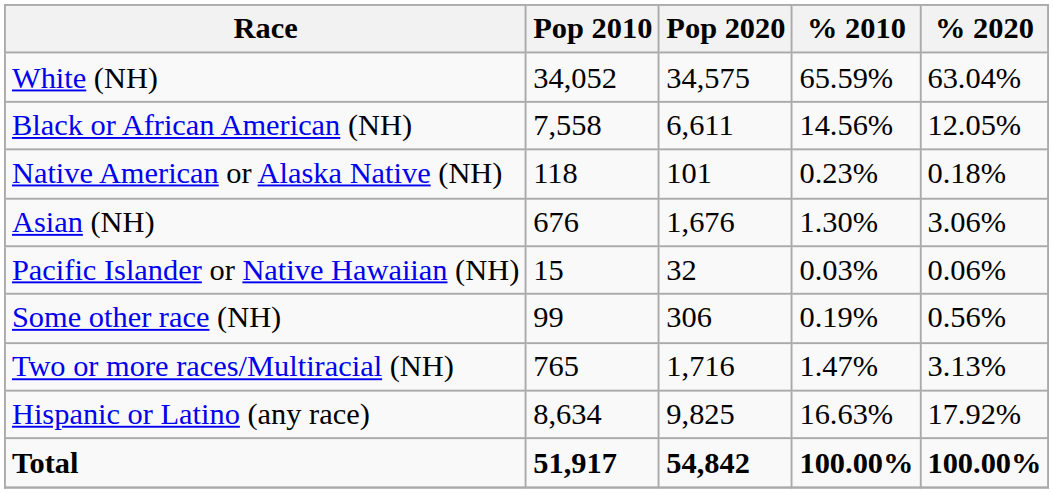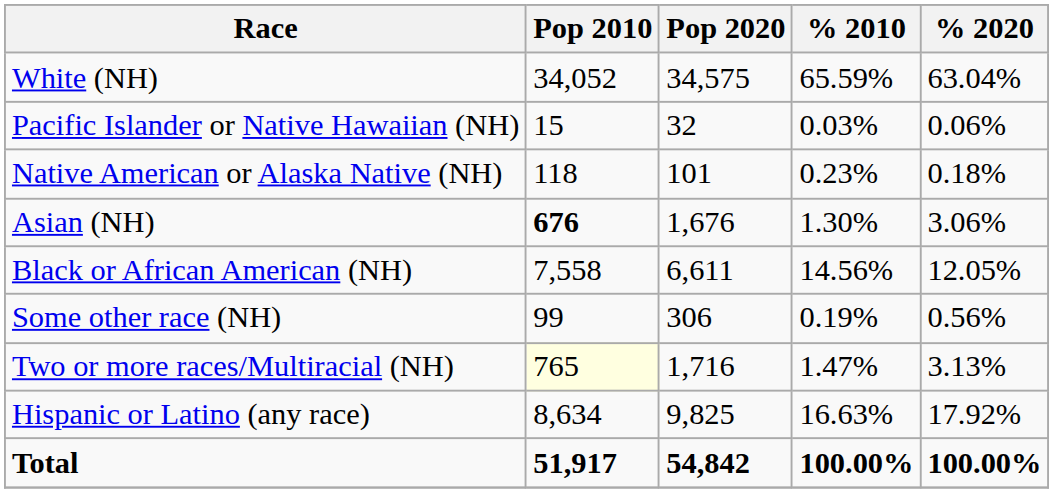rows swapped: (212, 125) <-> (266, 269)
(556, 221) normal -> (556, 221) bold
(556, 366) no background -> (556, 366) lightyellow background
